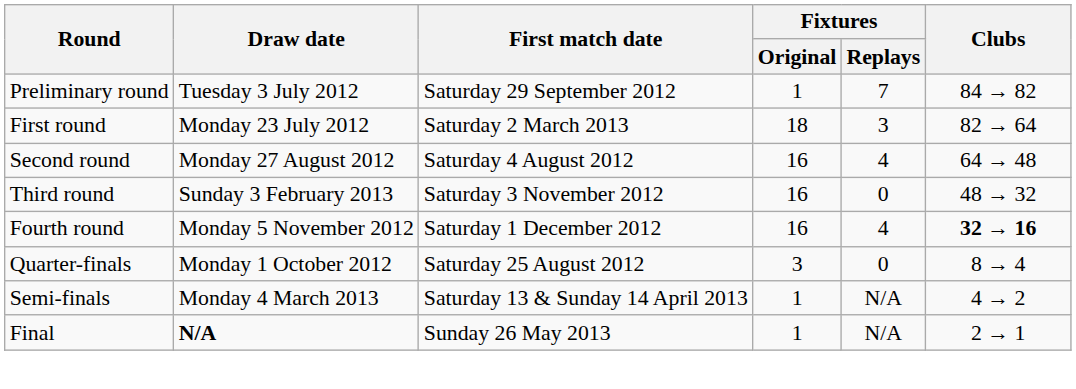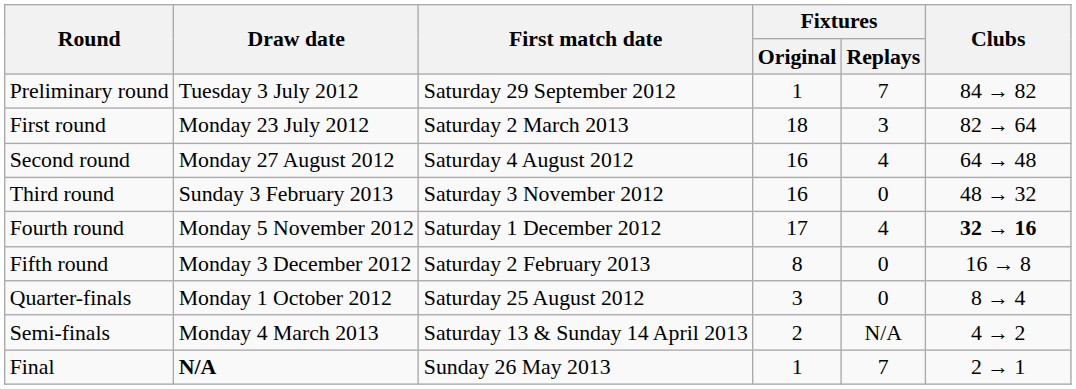(797, 228) 16 -> (797, 228) 17
+ row: (59, 263)
(797, 297) 1 -> (797, 332) 2
(883, 332) N/A -> (883, 366) 7
